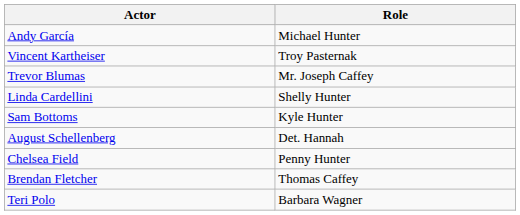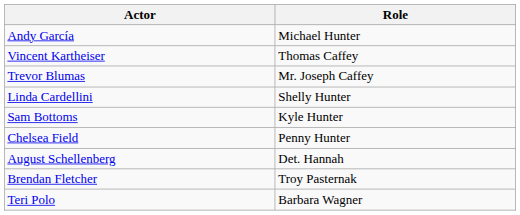(318, 55) Troy Pasternak -> (318, 55) Thomas Caffey
rows swapped: (61, 138) <-> (43, 158)
(318, 179) Thomas Caffey -> (318, 179) Troy Pasternak
